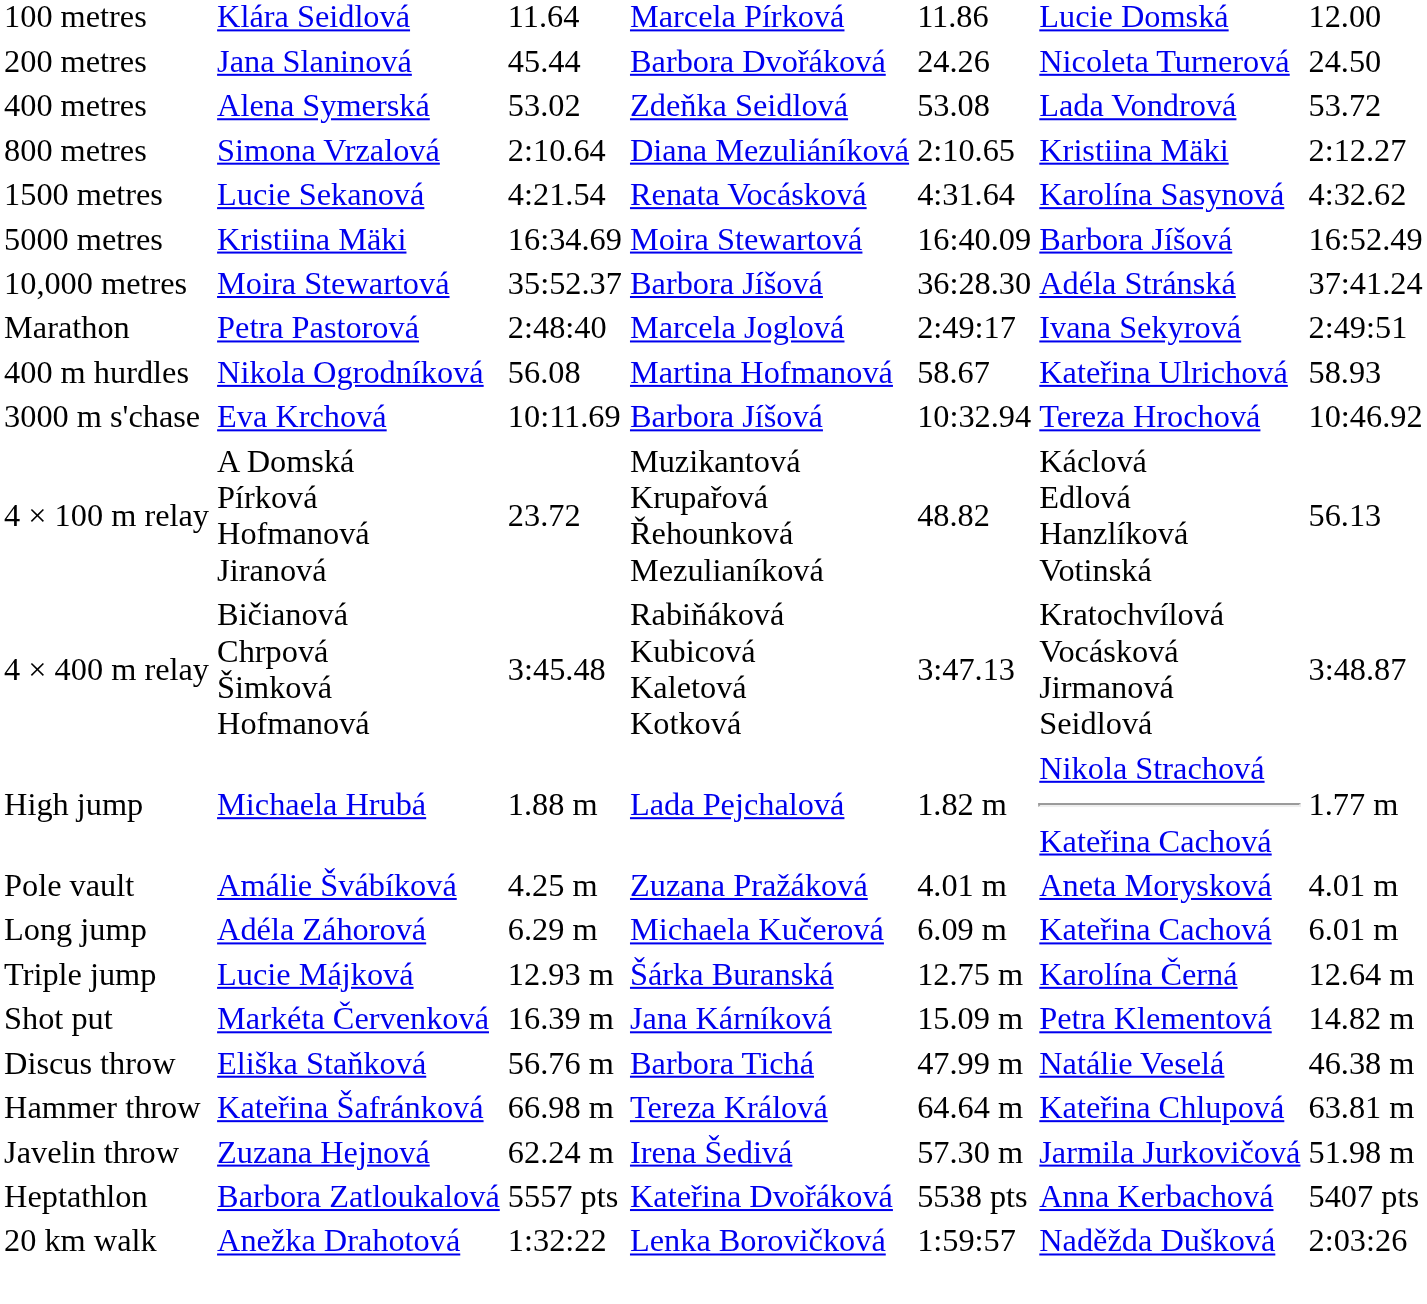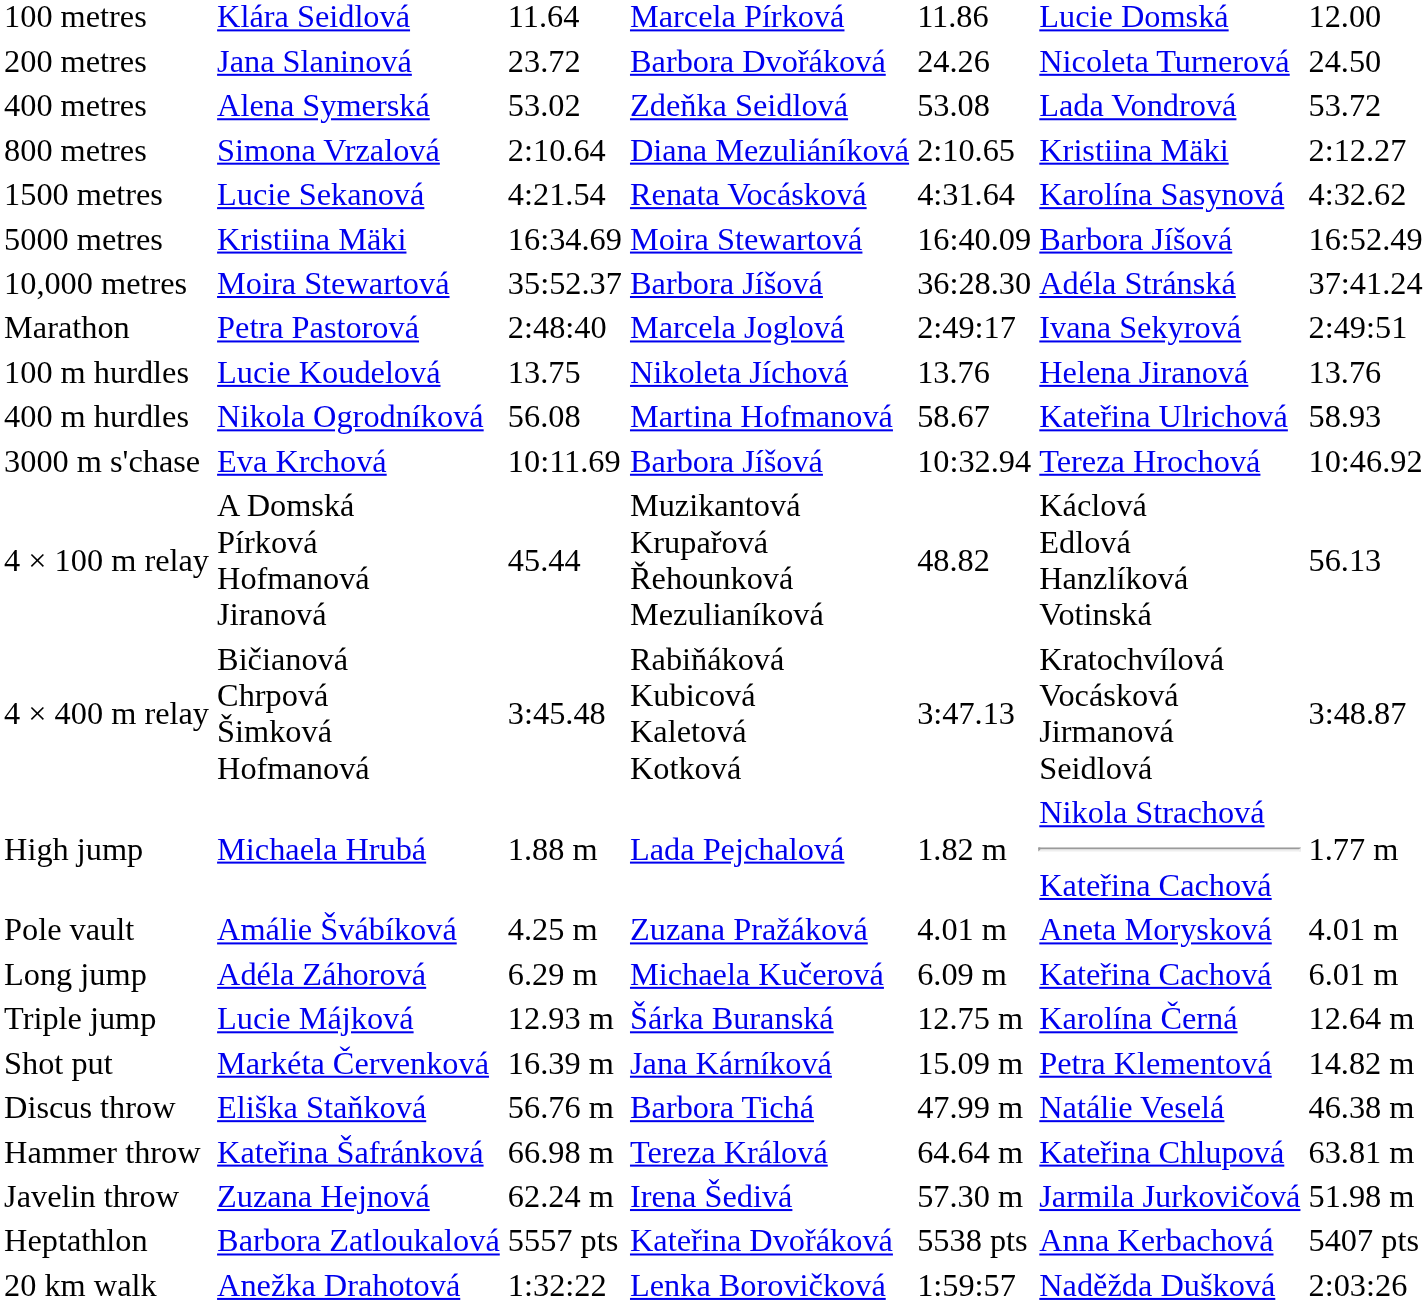(544, 61) 45.44 -> (544, 61) 23.72
+ row: (97, 372)
(544, 515) 23.72 -> (544, 560) 45.44
